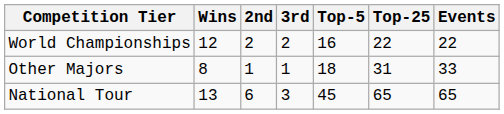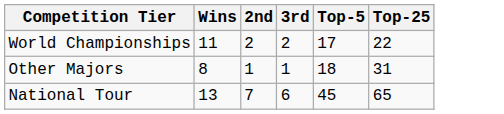- column: (467, 18)
(208, 44) 12 -> (208, 44) 11
(327, 44) 16 -> (327, 44) 17
(249, 96) 6 -> (249, 96) 7
(286, 96) 3 -> (286, 96) 6
